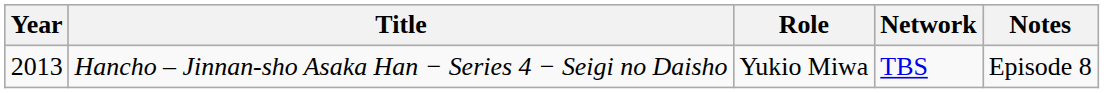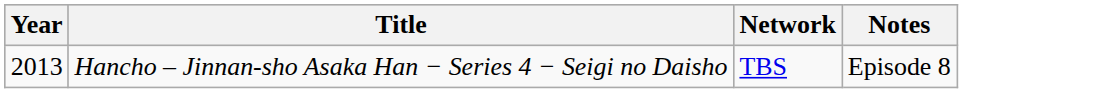- column: (804, 25)
